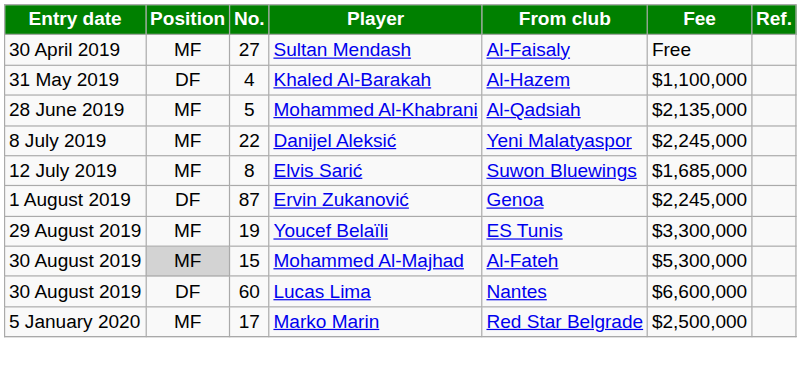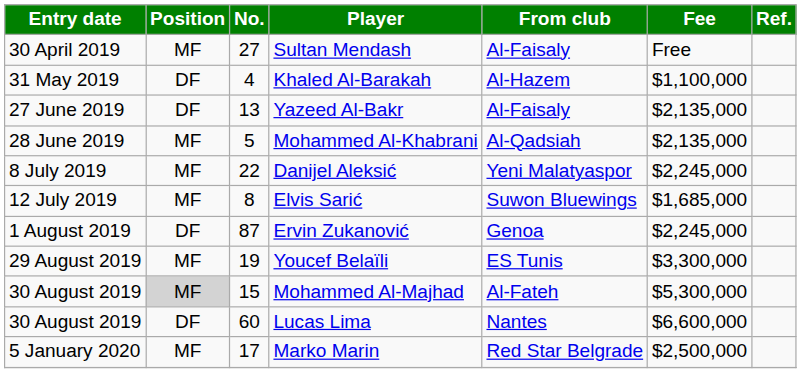+ row: (338, 110)
